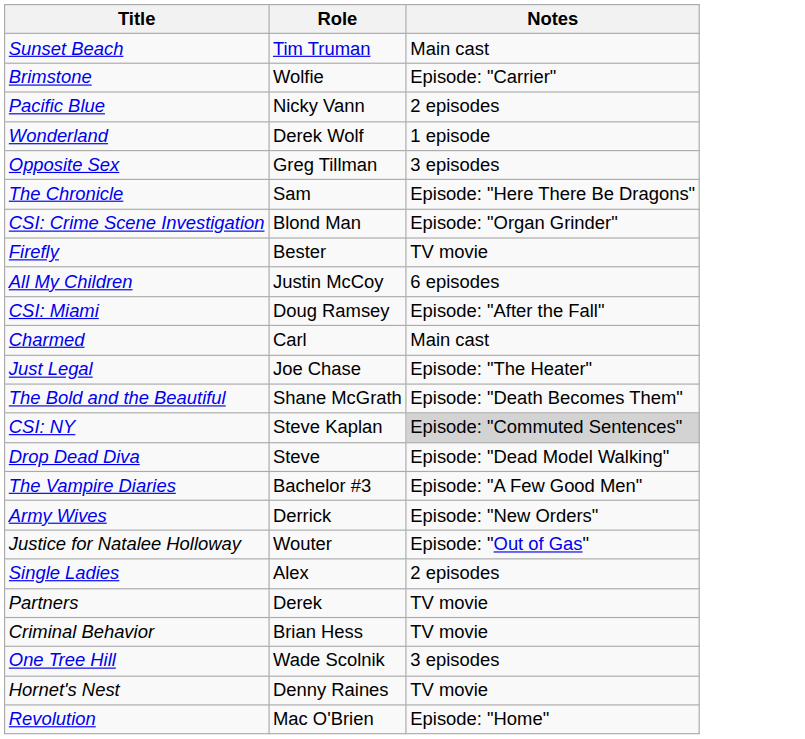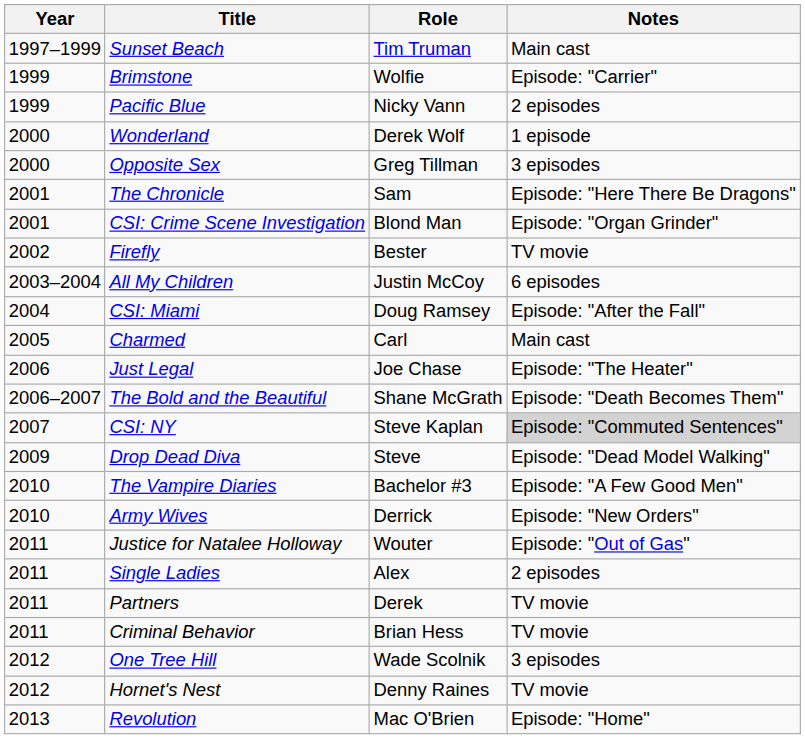+ column: (55, 19)
